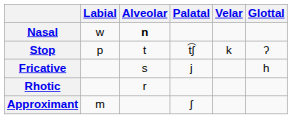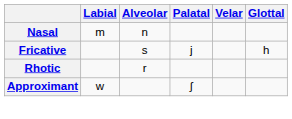(100, 31) w -> (100, 31) m
(145, 31) bold -> (145, 31) normal
- row: (43, 50)
(100, 104) m -> (100, 86) w
